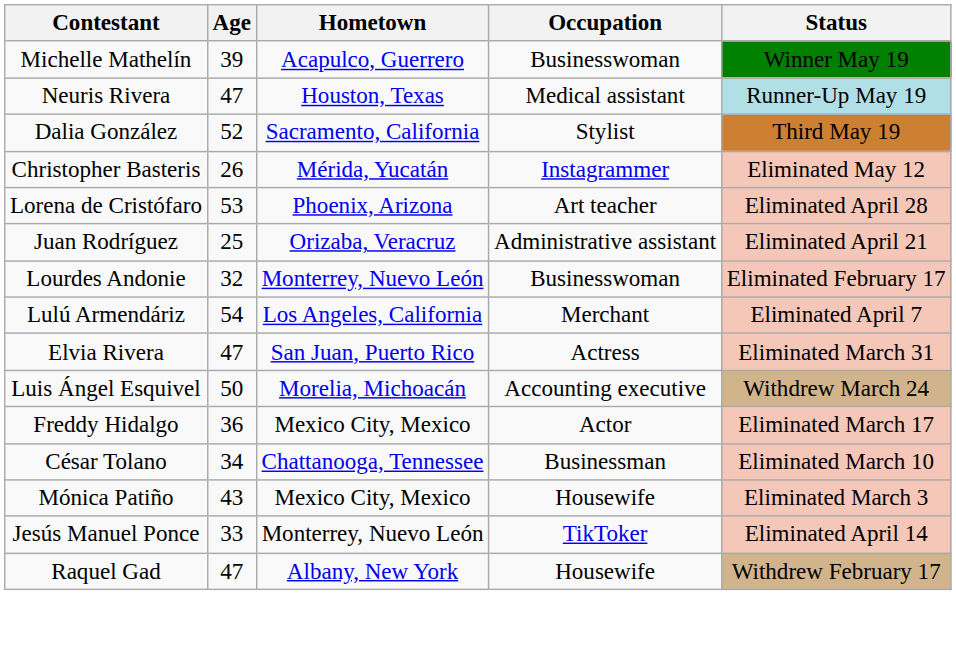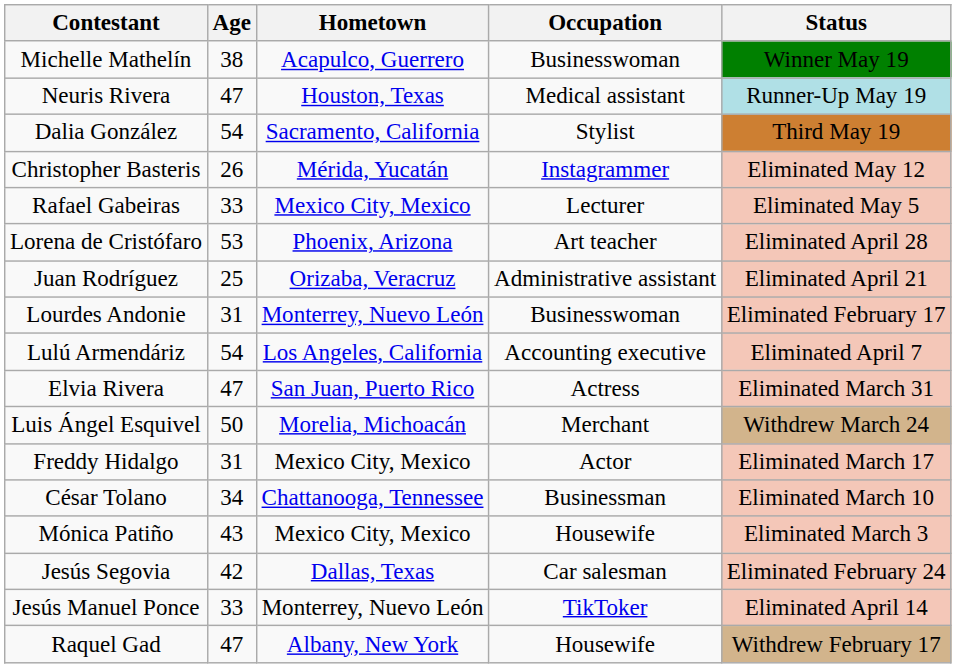(232, 59) 39 -> (232, 59) 38
(232, 132) 52 -> (232, 132) 54
+ row: (106, 205)
(232, 278) 32 -> (232, 315) 31
(605, 315) Merchant -> (605, 351) Accounting executive
(605, 388) Accounting executive -> (605, 424) Merchant
(232, 424) 36 -> (232, 461) 31
+ row: (106, 570)
